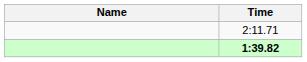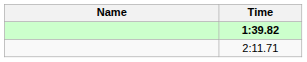rows swapped: (260, 48) <-> (260, 30)
